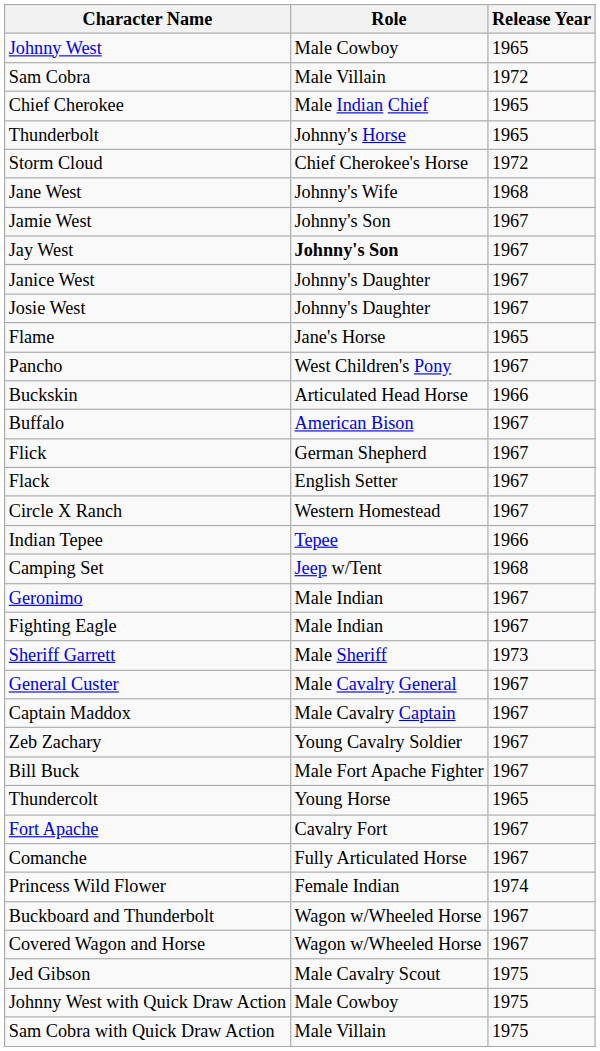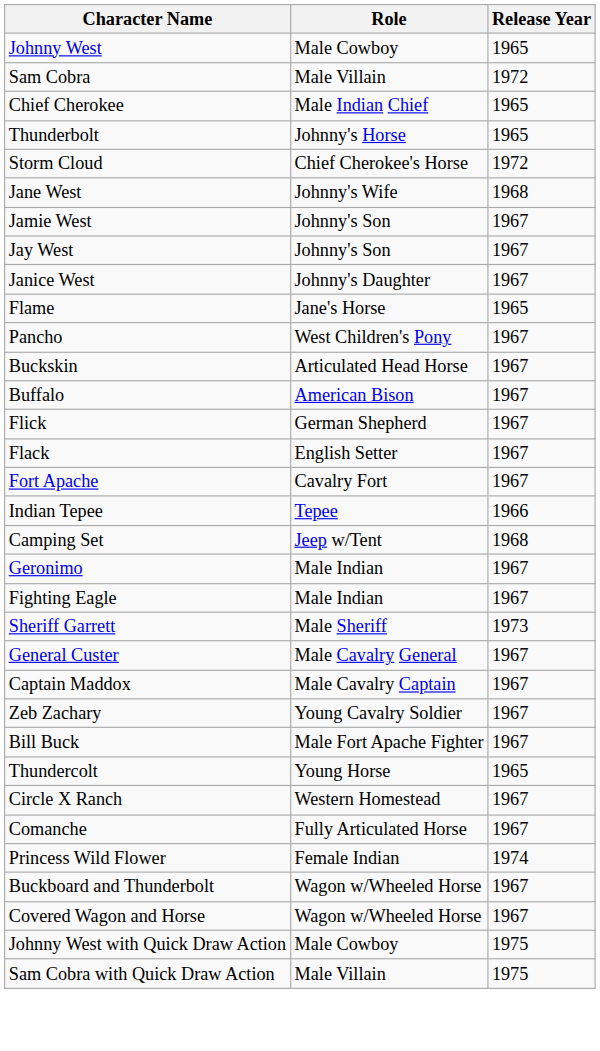(346, 250) bold -> (343, 250) normal
- row: (47, 308)
(510, 395) 1966 -> (510, 366) 1967
rows swapped: (66, 510) <-> (54, 828)
- row: (50, 973)
